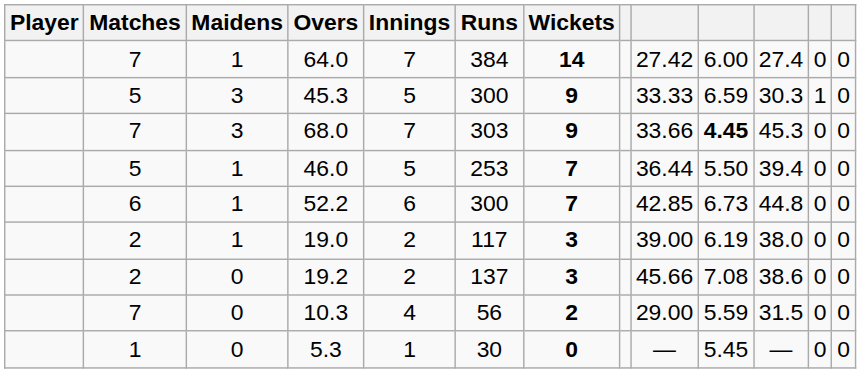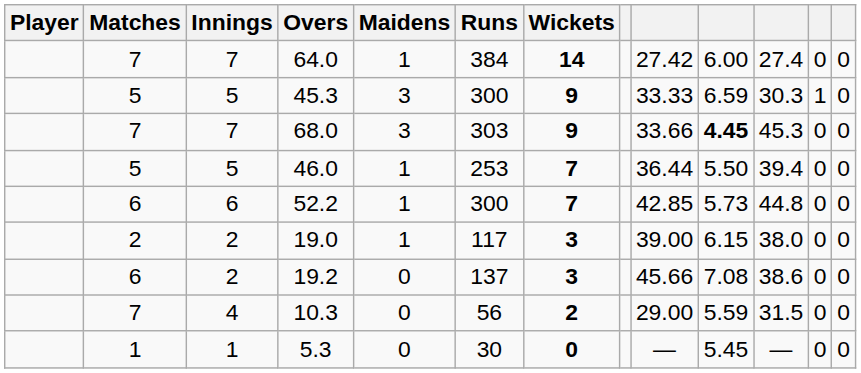columns swapped: (410, 22) <-> (237, 22)
(726, 204) 6.73 -> (726, 204) 5.73
(726, 240) 6.19 -> (726, 240) 6.15
(135, 276) 2 -> (135, 276) 6
